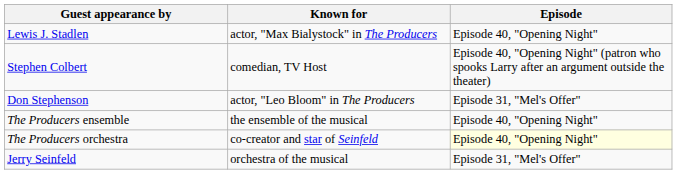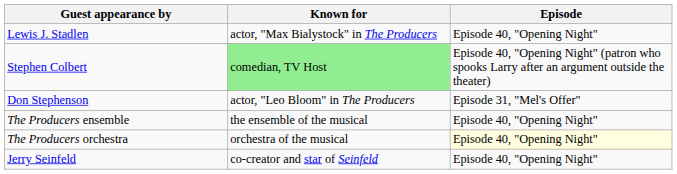(278, 67) no background -> (278, 67) lightgreen background
(304, 139) co-creator and star of Seinfeld -> (289, 139) orchestra of the musical
(289, 159) orchestra of the musical -> (304, 159) co-creator and star of Seinfeld
(517, 159) Episode 31, "Mel's Offer" -> (525, 159) Episode 40, "Opening Night"
